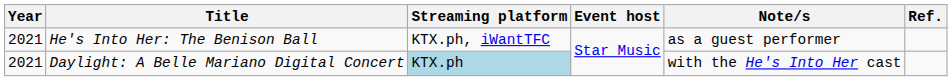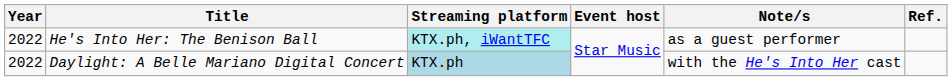(25, 40) 2021 -> (25, 40) 2022
(481, 40) no background -> (481, 40) paleturquoise background
(25, 63) 2021 -> (25, 63) 2022
